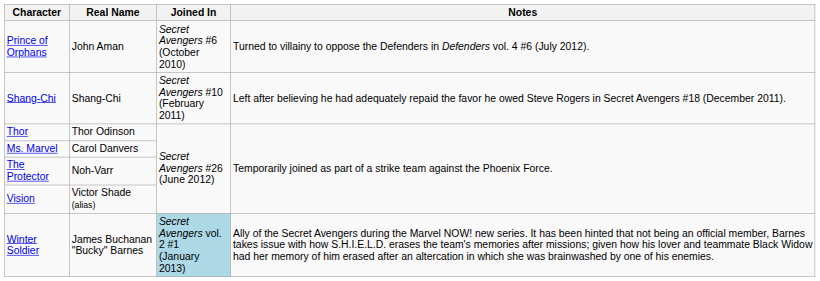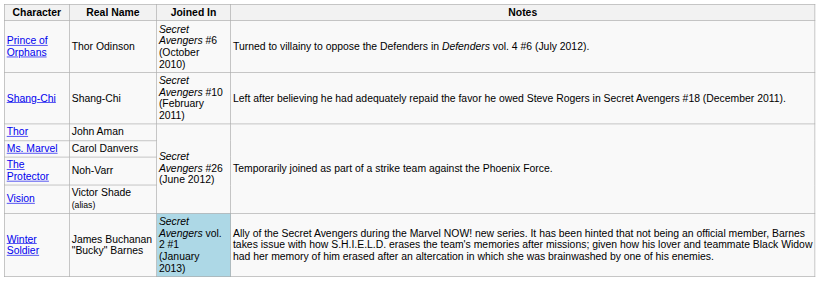(98, 46) John Aman -> (103, 46) Thor Odinson
(103, 132) Thor Odinson -> (98, 132) John Aman
